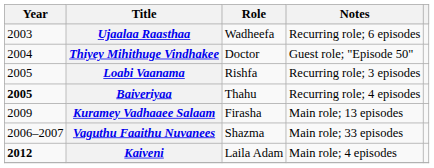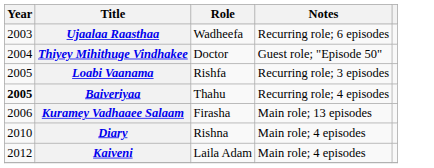(20, 113) 2009 -> (20, 113) 2006
- row: (144, 133)
+ row: (113, 133)
(20, 152) bold -> (20, 152) normal
